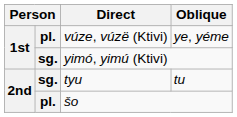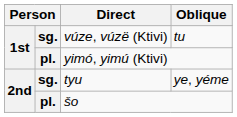(48, 36) pl. -> (48, 36) sg.
(201, 36) ye, yéme -> (179, 36) tu
(48, 58) sg. -> (48, 58) pl.
(179, 79) tu -> (201, 79) ye, yéme
